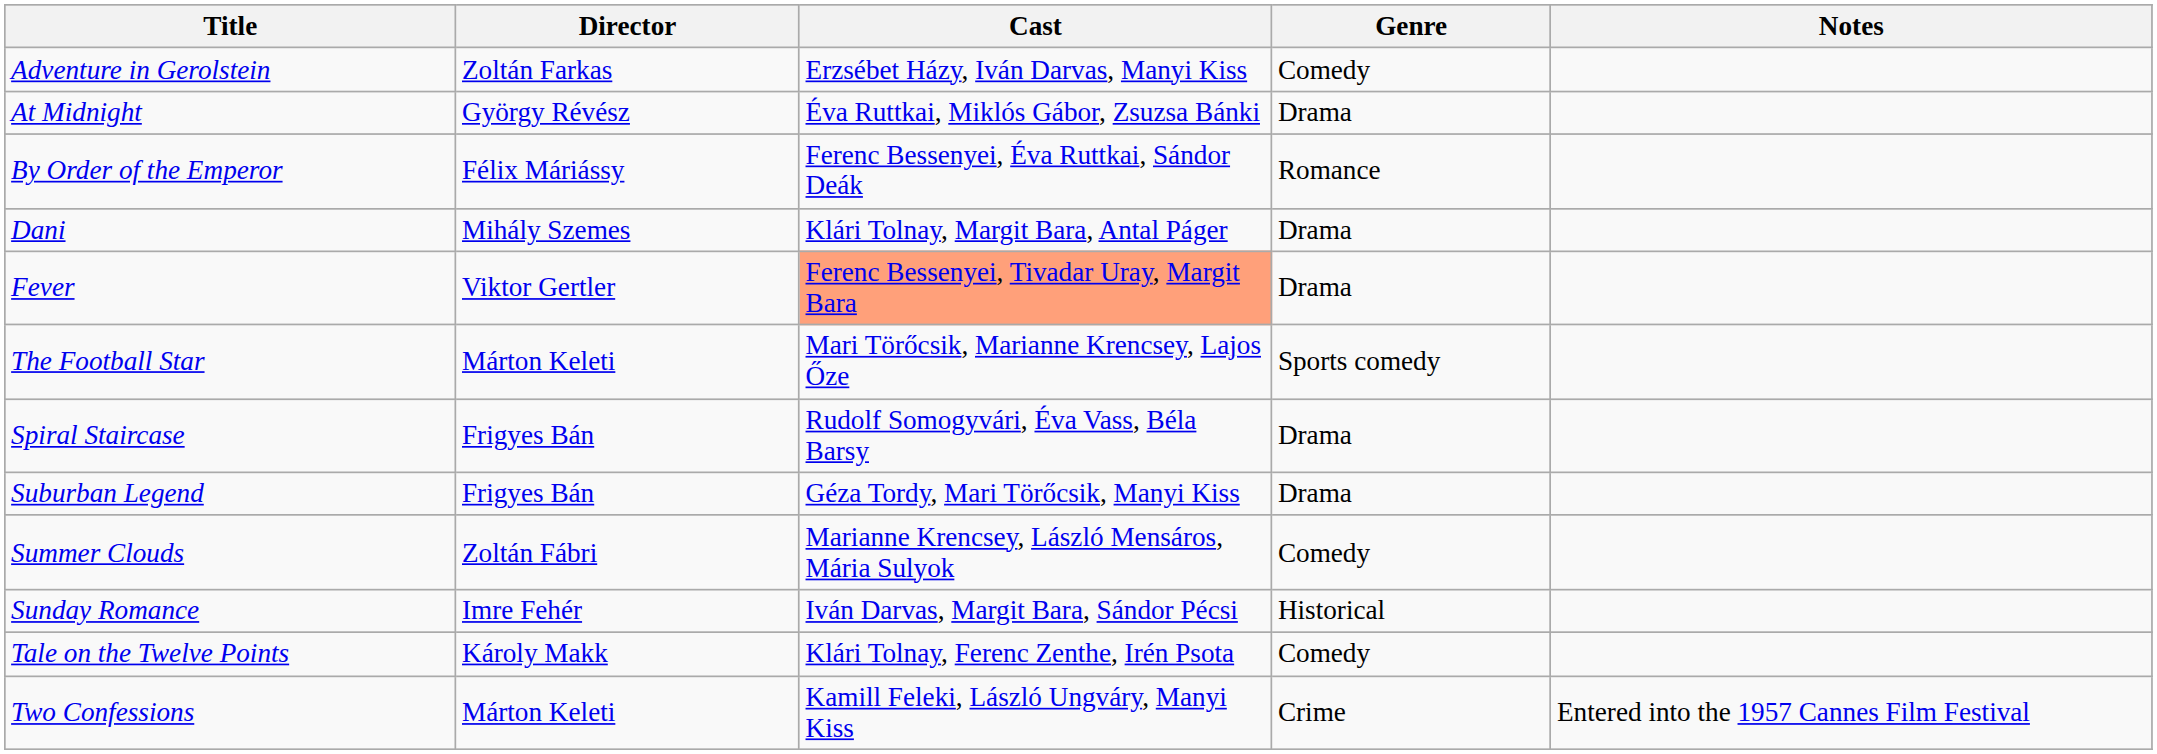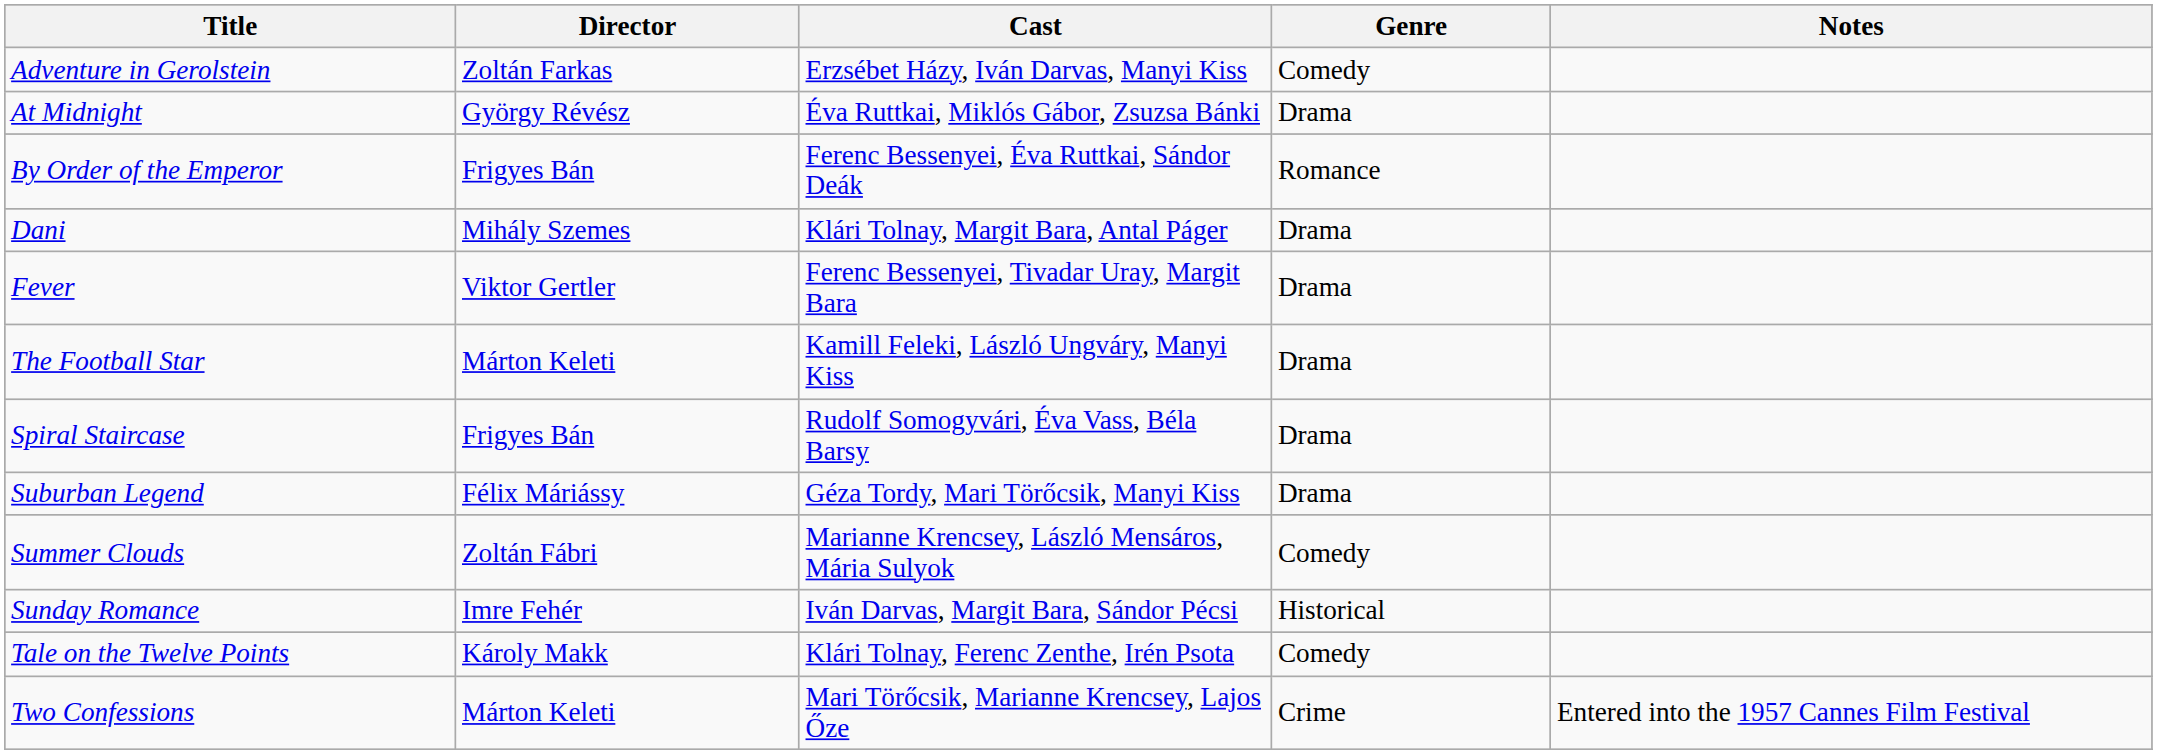(543, 170) Félix Máriássy -> (528, 170) Frigyes Bán
(1023, 287) lightsalmon background -> (1023, 287) no background
(1033, 361) Mari Törőcsik, Marianne Krencsey, Lajos Őze -> (1016, 361) Kamill Feleki, László Ungváry, Manyi Kiss
(1359, 361) Sports comedy -> (1315, 361) Drama
(528, 493) Frigyes Bán -> (543, 493) Félix Máriássy
(1016, 712) Kamill Feleki, László Ungváry, Manyi Kiss -> (1033, 712) Mari Törőcsik, Marianne Krencsey, Lajos Őze
